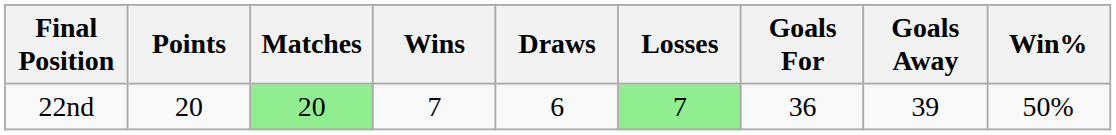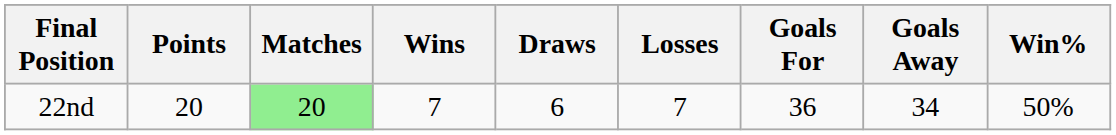(680, 106) lightgreen background -> (680, 106) no background
(925, 106) 39 -> (925, 106) 34
